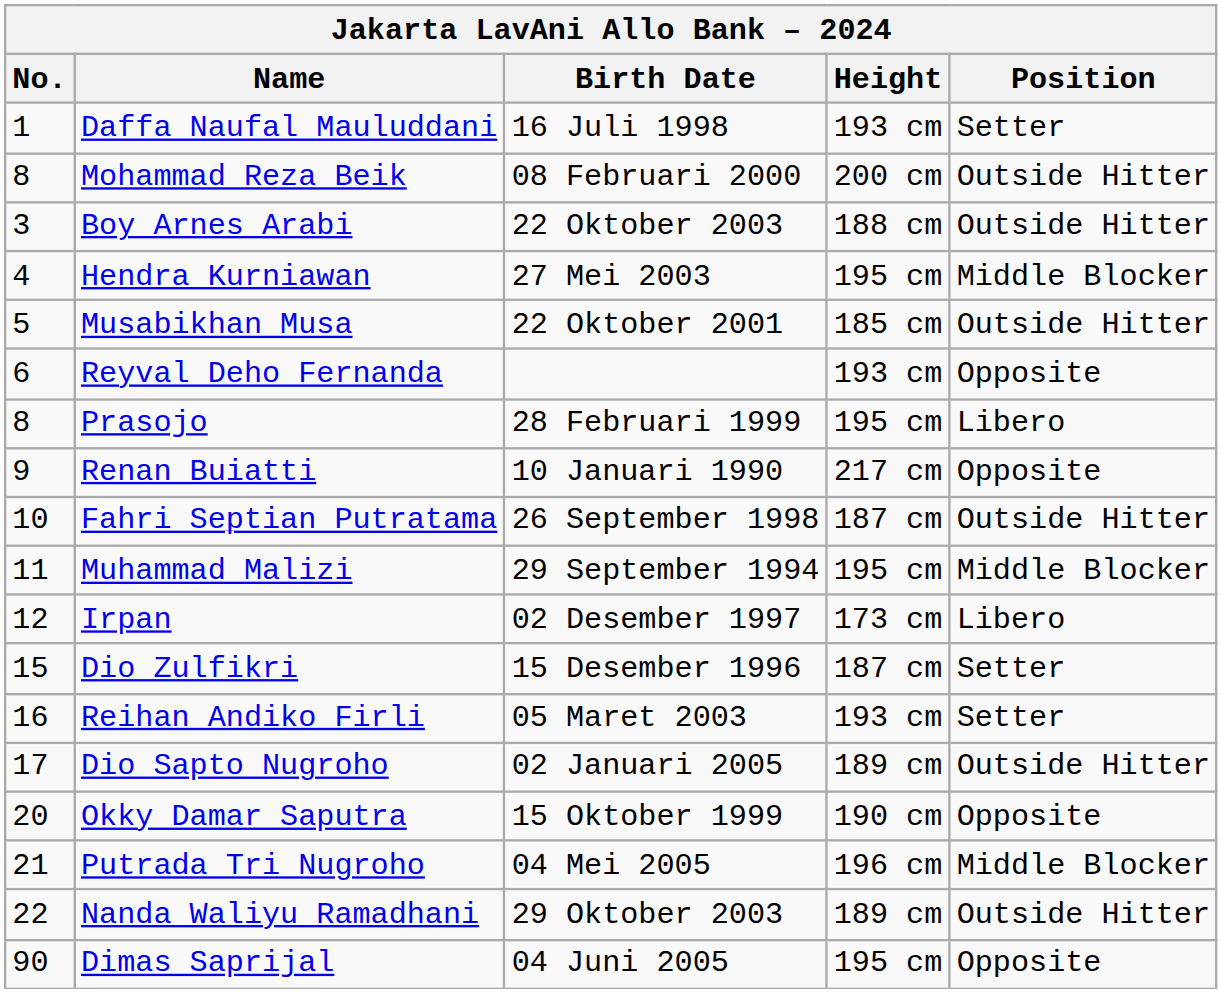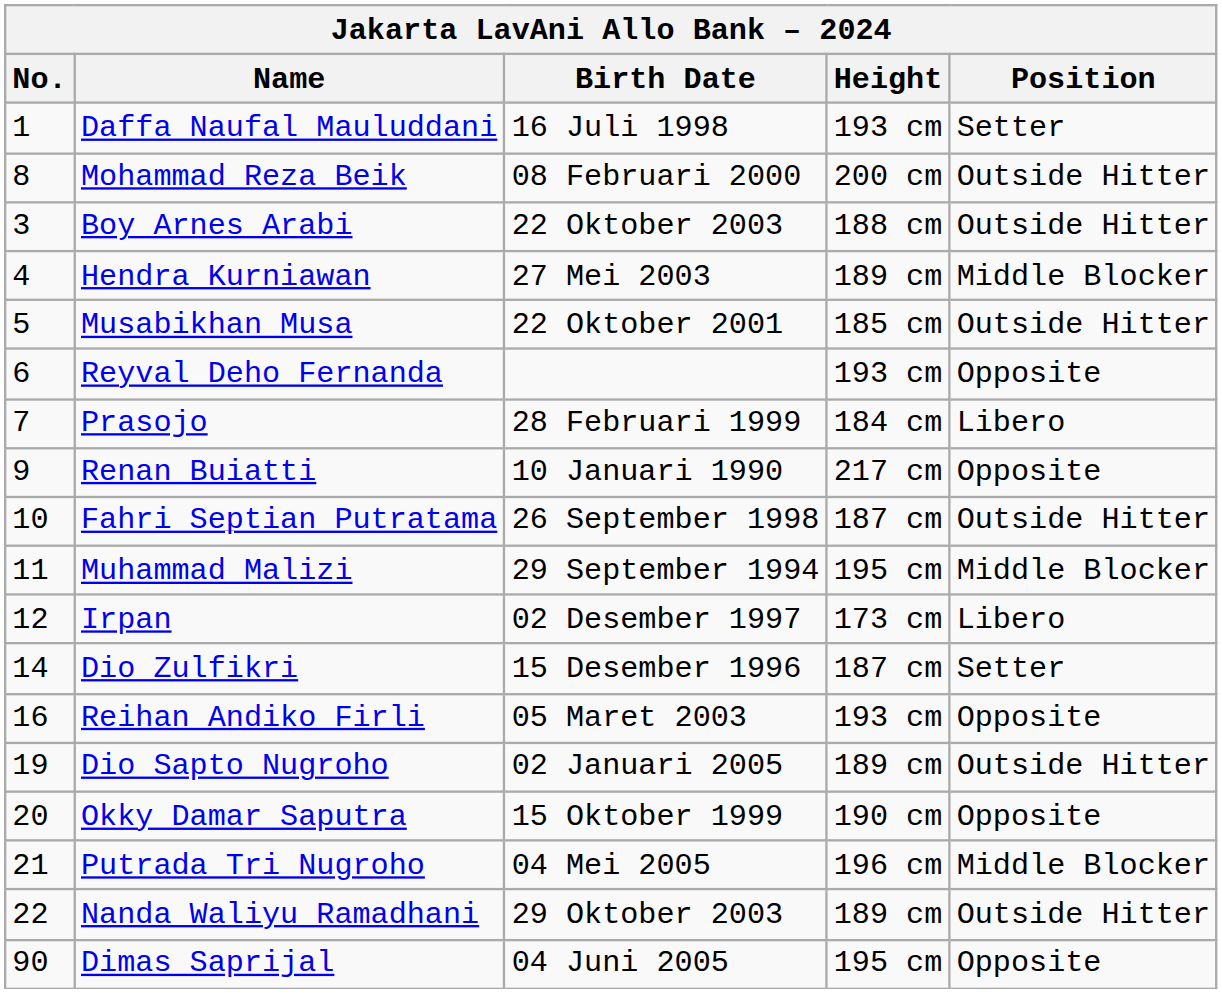(888, 276) 195 cm -> (888, 276) 189 cm
(21, 423) 8 -> (21, 423) 7
(888, 423) 195 cm -> (888, 423) 184 cm
(30, 669) 15 -> (30, 669) 14
(1011, 718) Setter -> (1029, 718) Opposite
(30, 767) 17 -> (30, 767) 19
